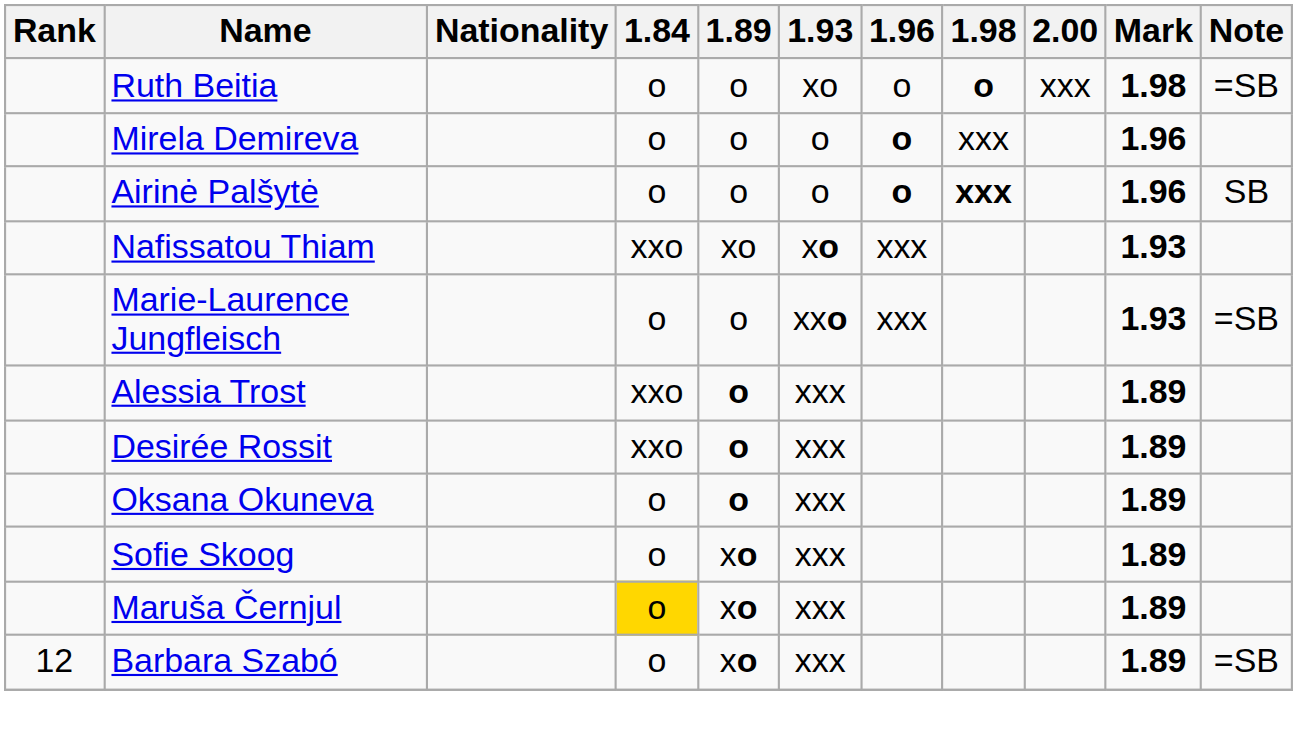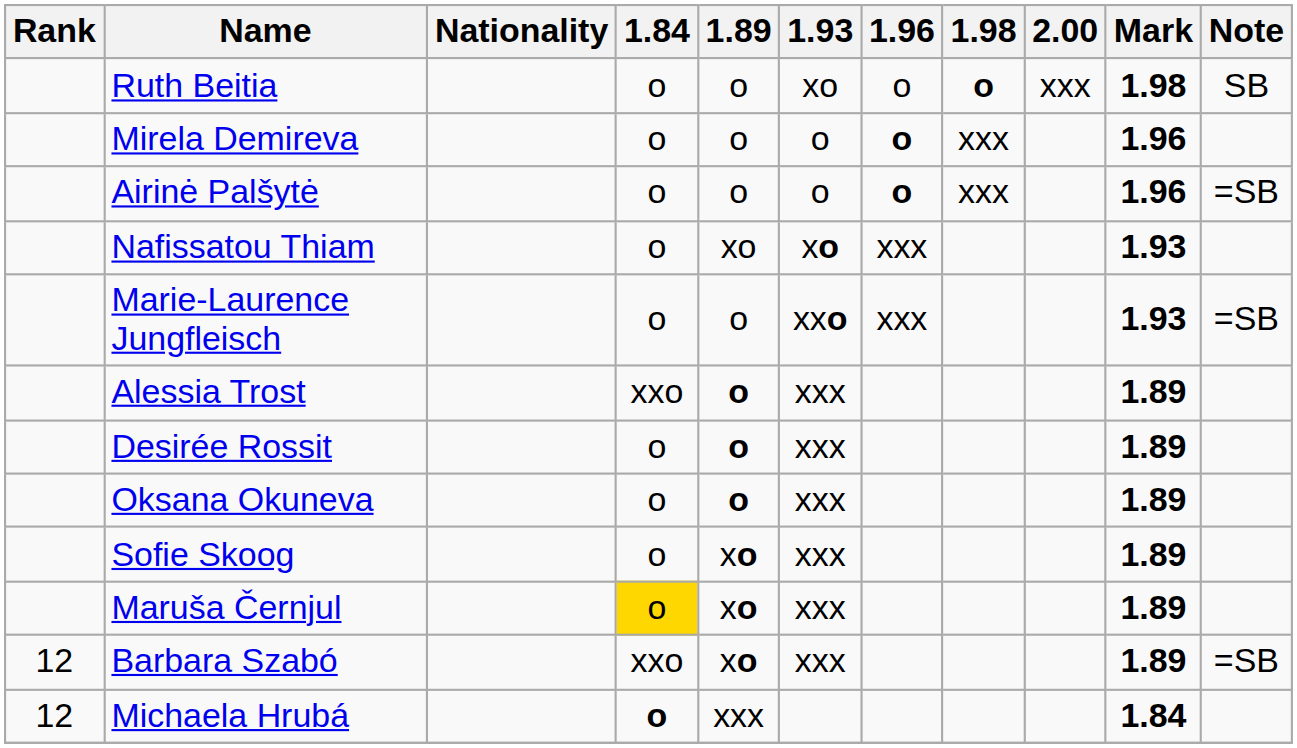(1246, 85) =SB -> (1246, 85) SB
(984, 192) bold -> (984, 192) normal
(1246, 192) SB -> (1246, 192) =SB
(657, 246) xxo -> (657, 246) o
(657, 446) xxo -> (657, 446) o
(657, 661) o -> (657, 661) xxo
+ row: (230, 715)
